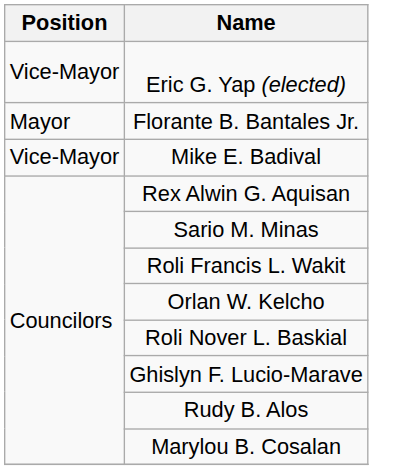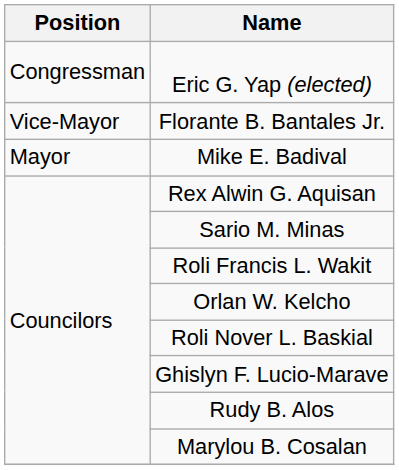(65, 72) Vice-Mayor -> (77, 72) Congressman
(40, 121) Mayor -> (65, 121) Vice-Mayor
(65, 157) Vice-Mayor -> (40, 157) Mayor
